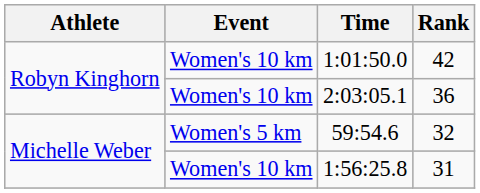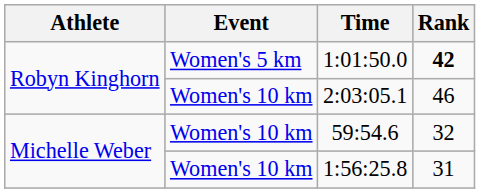(241, 59) Women's 10 km -> (236, 59) Women's 5 km
(444, 59) normal -> (444, 59) bold
(444, 96) 36 -> (444, 96) 46
(236, 132) Women's 5 km -> (241, 132) Women's 10 km
